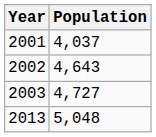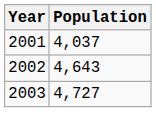- row: (27, 119)
